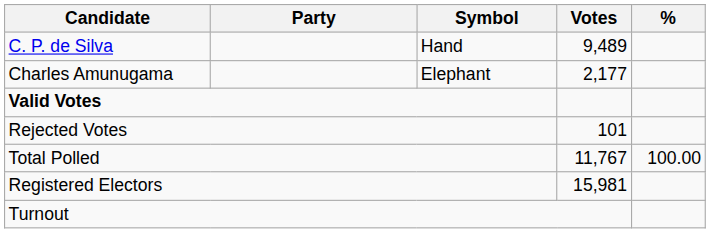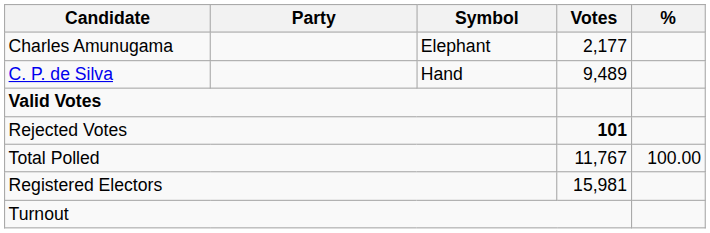rows swapped: (61, 46) <-> (91, 74)
(612, 130) normal -> (612, 130) bold
